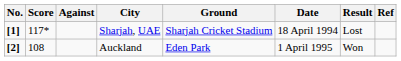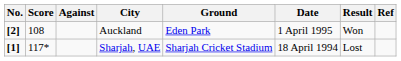rows swapped: (130, 30) <-> (121, 47)
